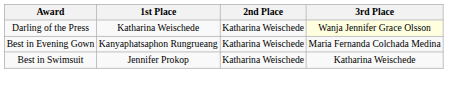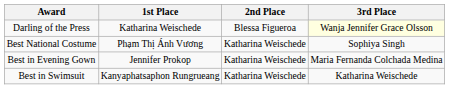(263, 27) Katharina Weischede -> (265, 27) Blessa Figueroa
+ row: (51, 43)
(158, 43) Kanyaphatsaphon Rungrueang -> (160, 59) Jennifer Prokop
(158, 59) Jennifer Prokop -> (160, 75) Kanyaphatsaphon Rungrueang
